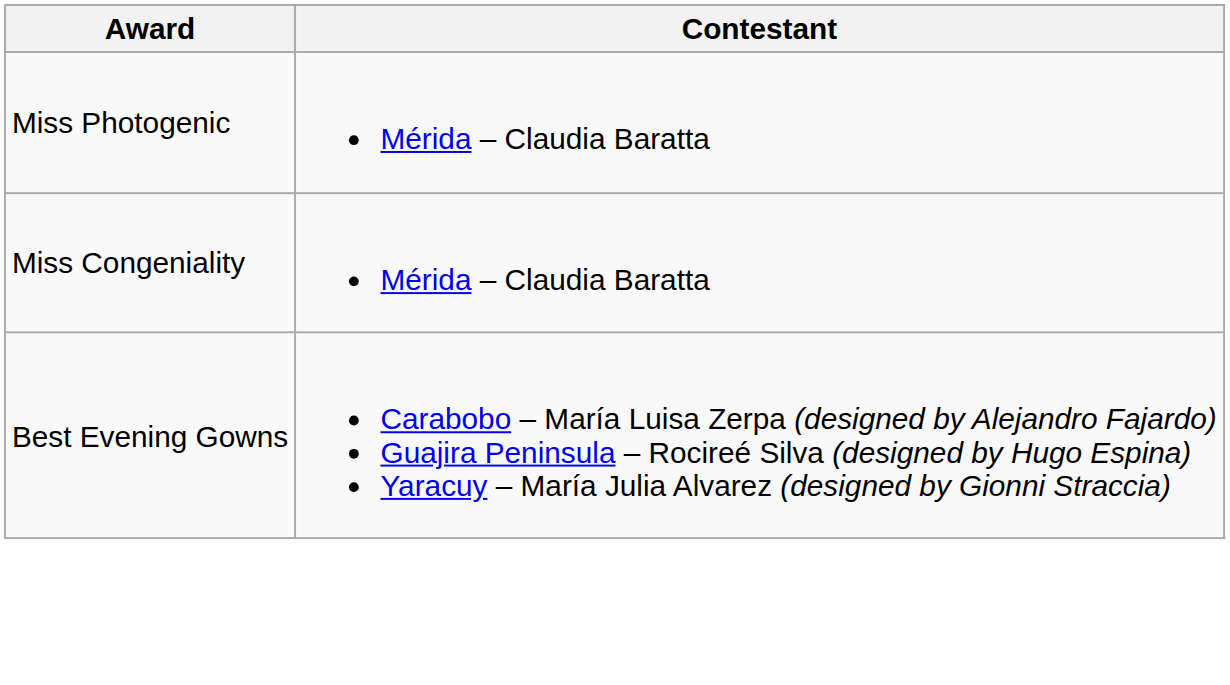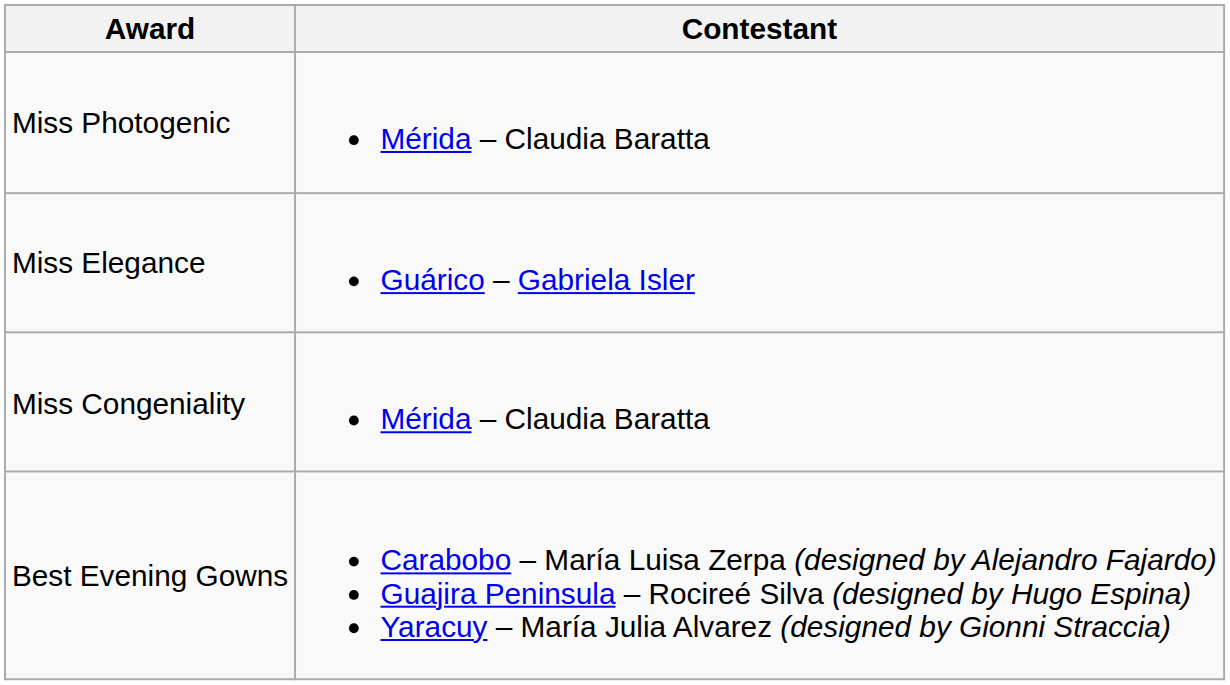+ row: (109, 262)
